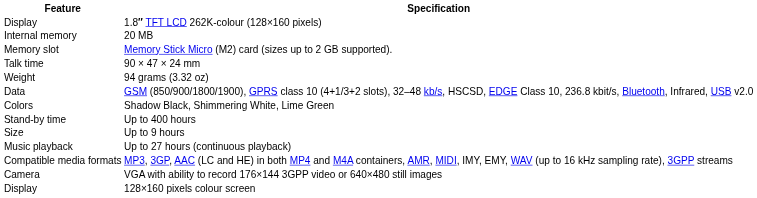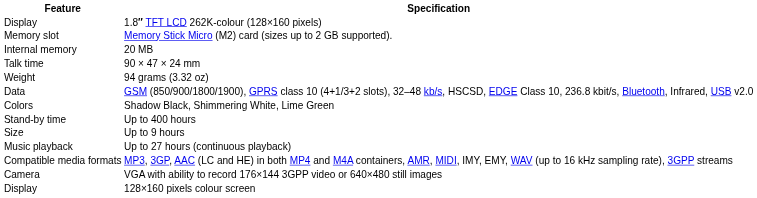rows swapped: (139, 36) <-> (258, 50)
